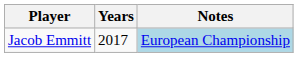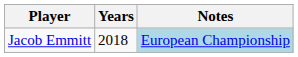(113, 40) 2017 -> (113, 40) 2018
